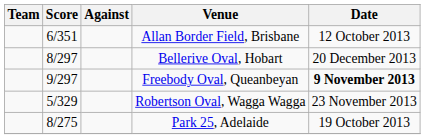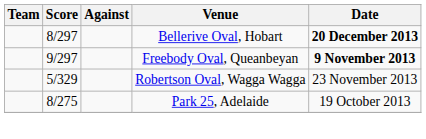- row: (220, 36)
(364, 58) normal -> (365, 36) bold
